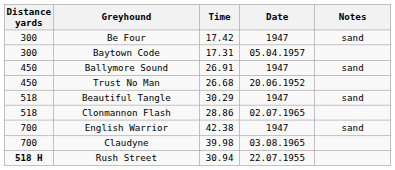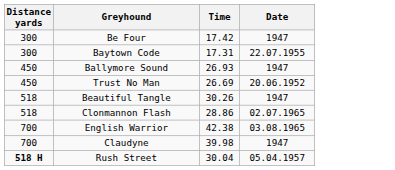- column: (353, 17)
(277, 53) 05.04.1957 -> (277, 53) 22.07.1955
(220, 68) 26.91 -> (220, 68) 26.93
(220, 83) 26.68 -> (220, 83) 26.69
(220, 98) 30.29 -> (220, 98) 30.26
(277, 128) 1947 -> (277, 128) 03.08.1965
(277, 143) 03.08.1965 -> (277, 143) 1947
(220, 158) 30.94 -> (220, 158) 30.04
(277, 158) 22.07.1955 -> (277, 158) 05.04.1957
